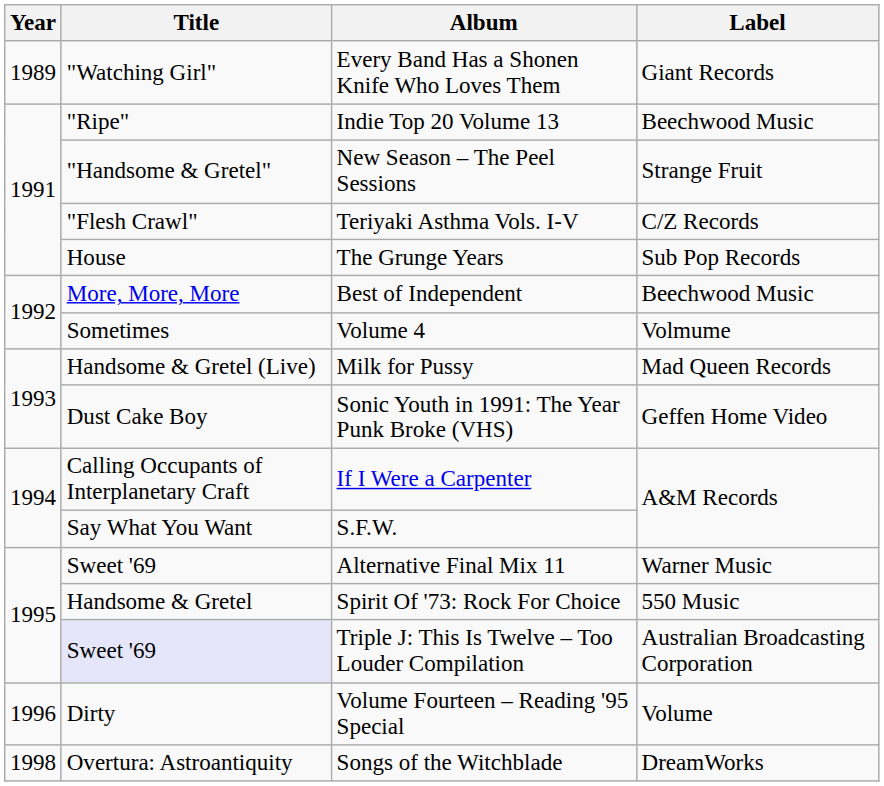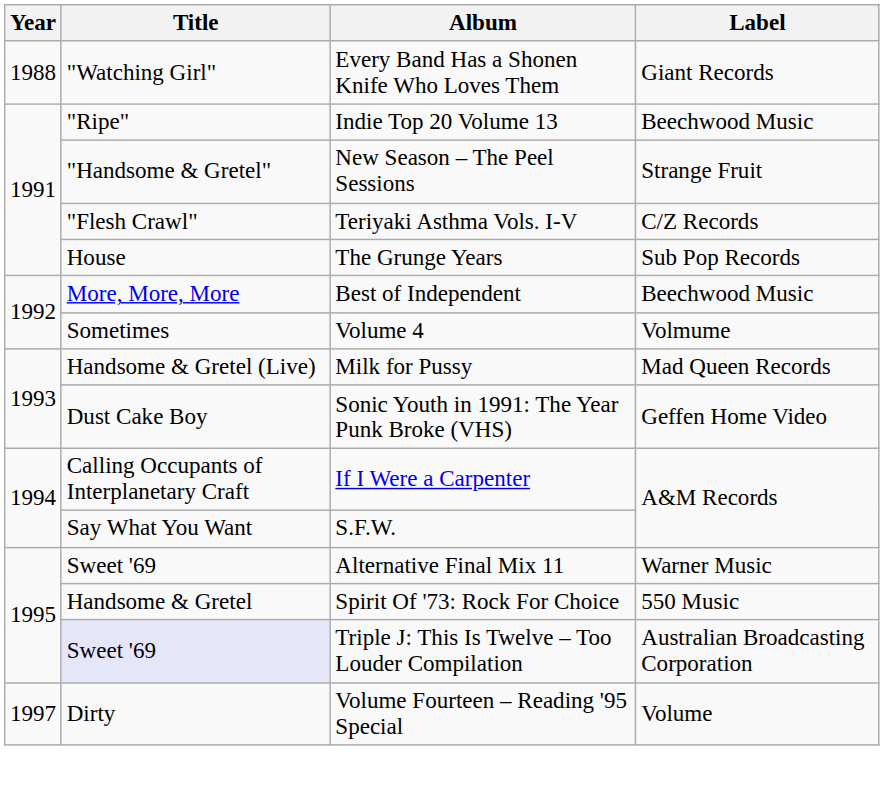(33, 72) 1989 -> (33, 72) 1988
(33, 713) 1996 -> (33, 713) 1997
- row: (449, 762)
